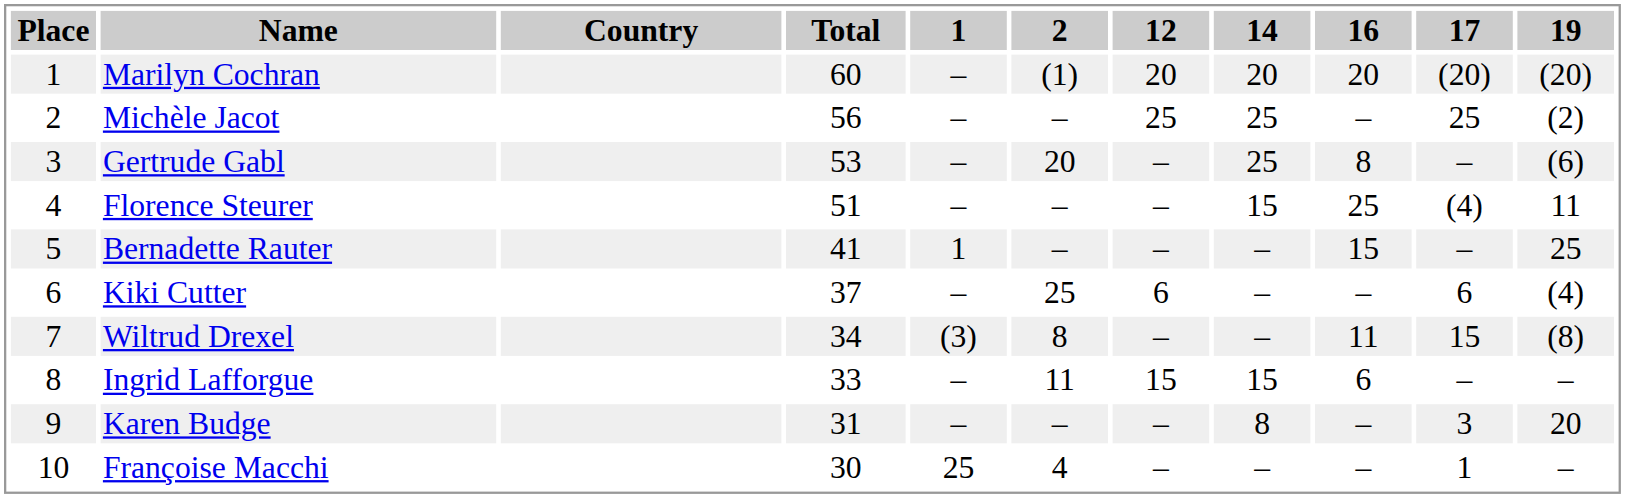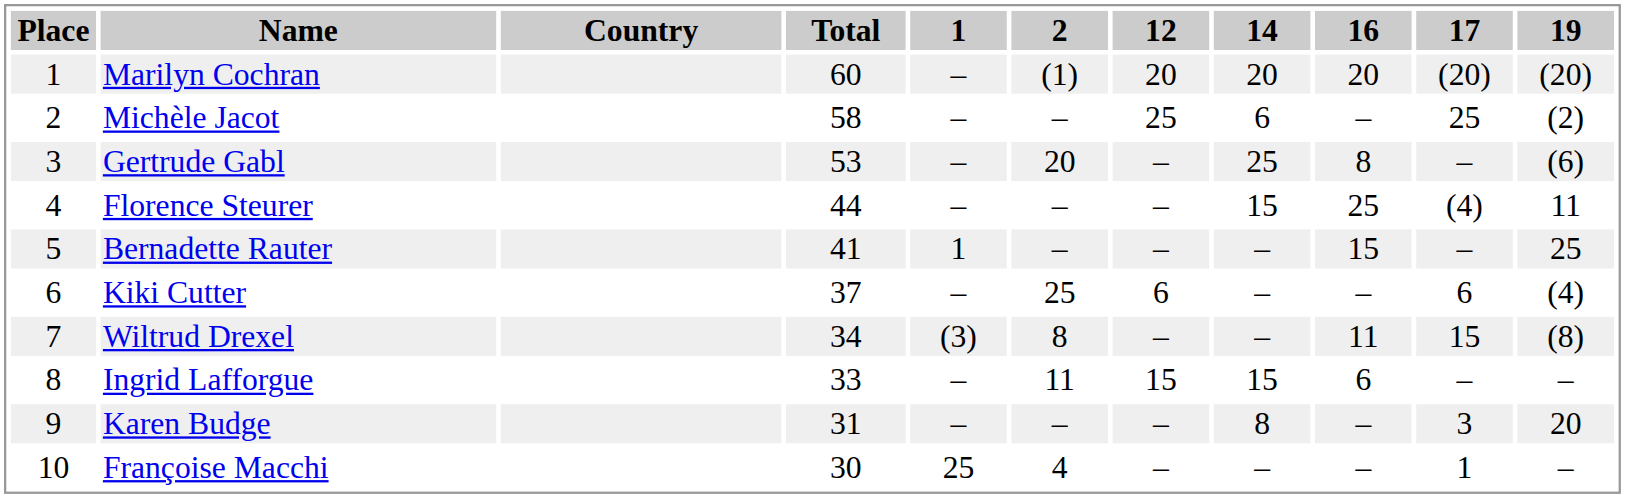(846, 118) 56 -> (846, 118) 58
(1262, 118) 25 -> (1262, 118) 6
(846, 205) 51 -> (846, 205) 44
